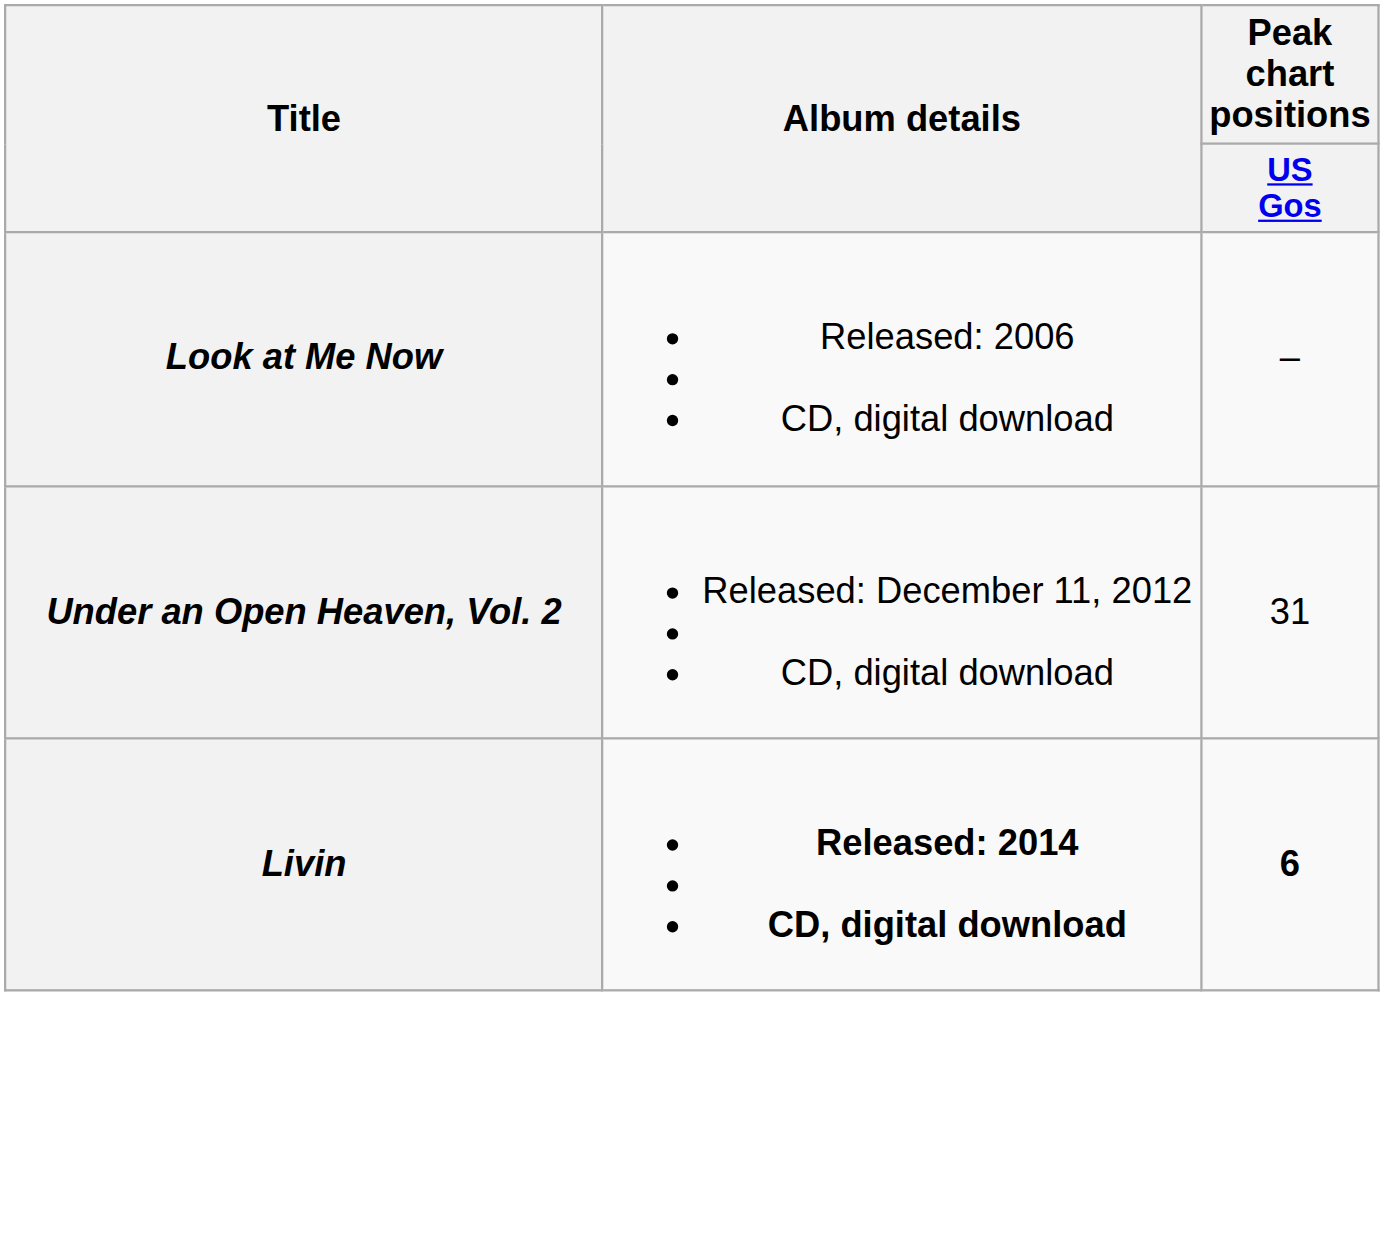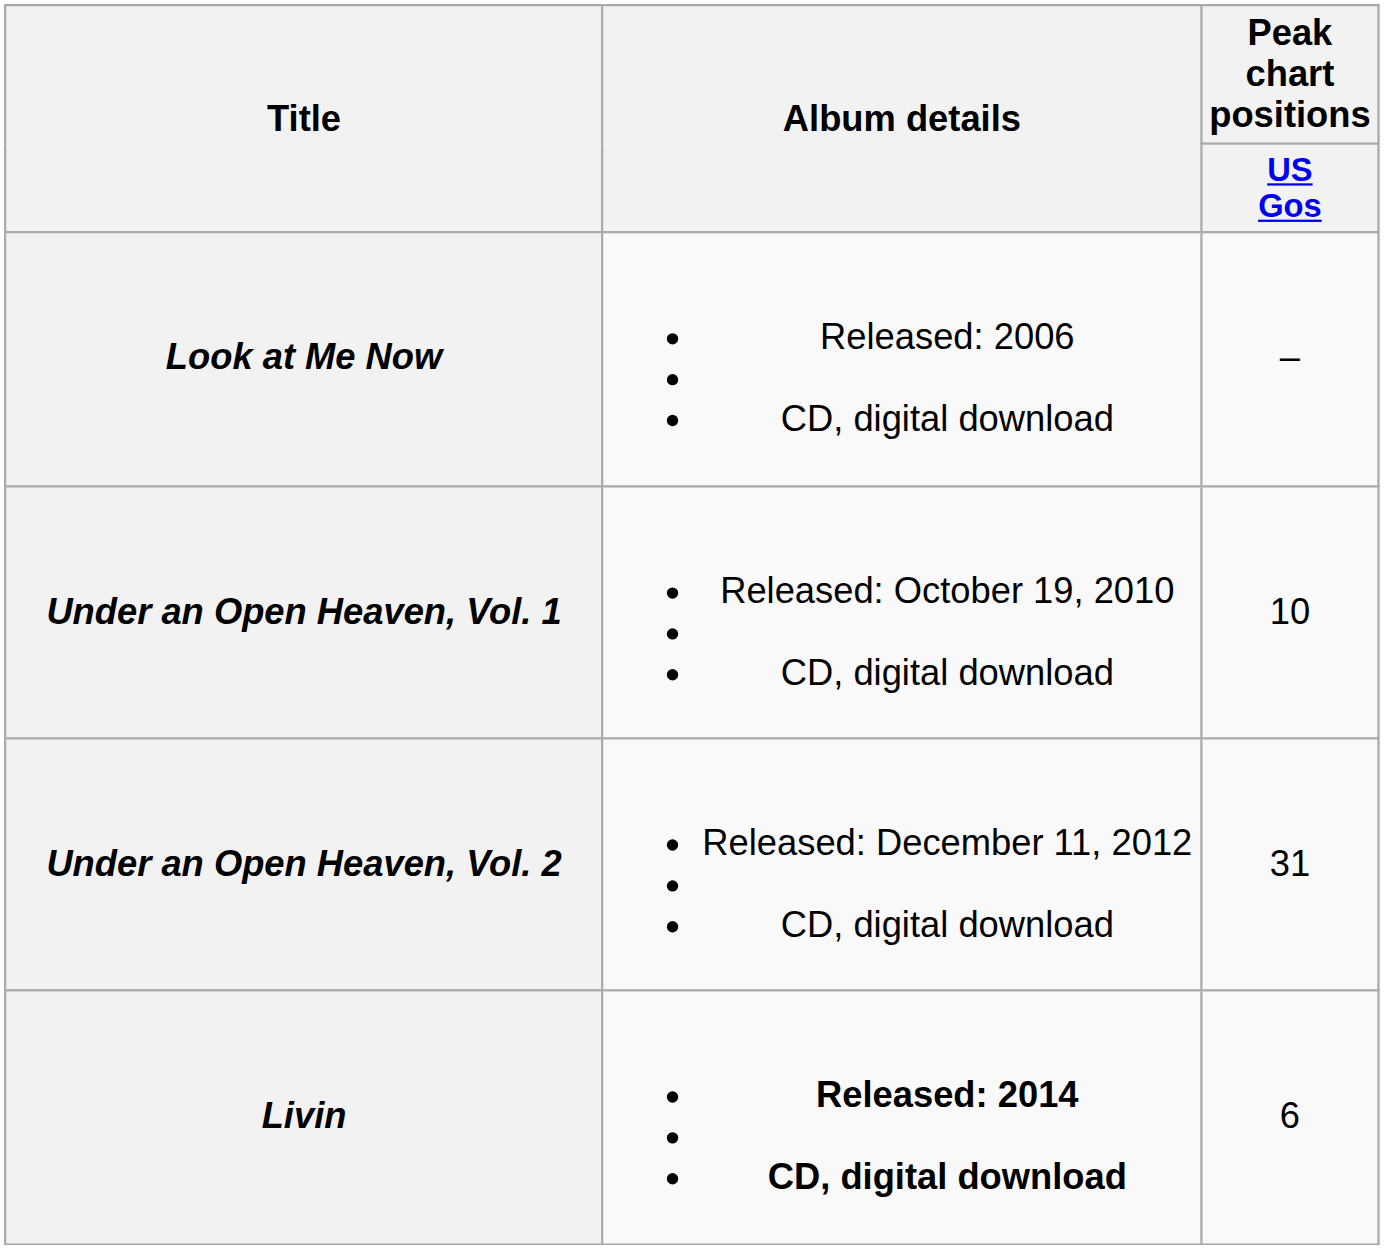+ row: (304, 611)
(1290, 863) bold -> (1290, 1116) normal
